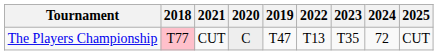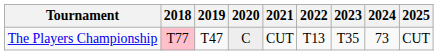columns swapped: (280, 16) <-> (212, 16)
(382, 38) 72 -> (382, 38) 73
